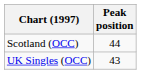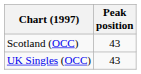(115, 43) 44 -> (115, 43) 43
